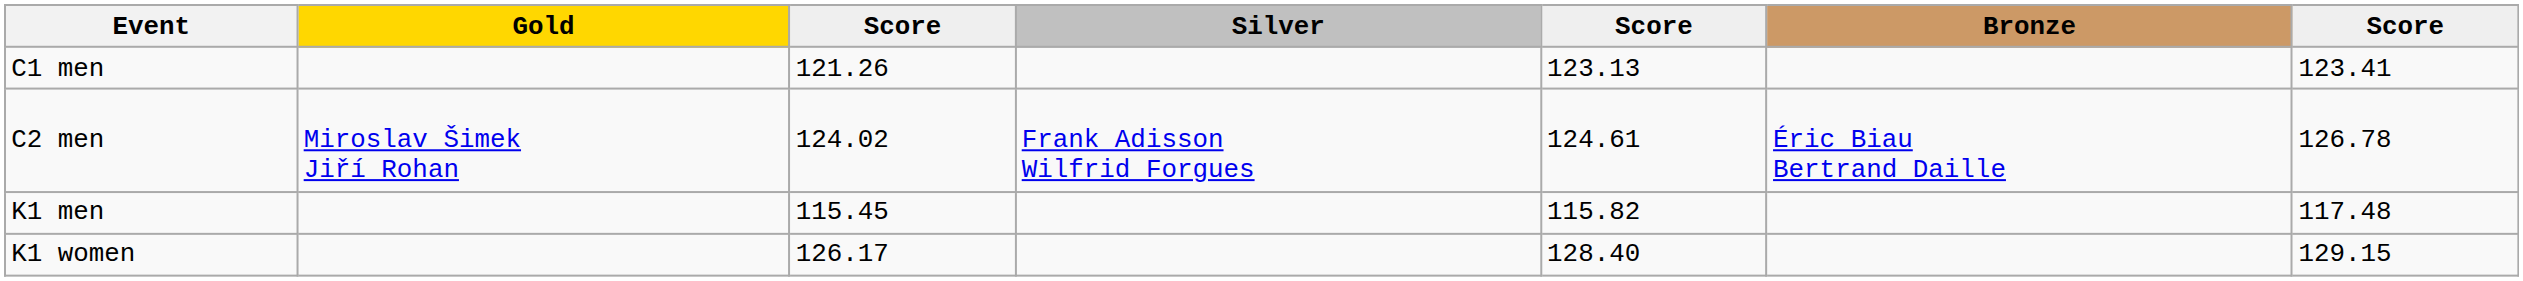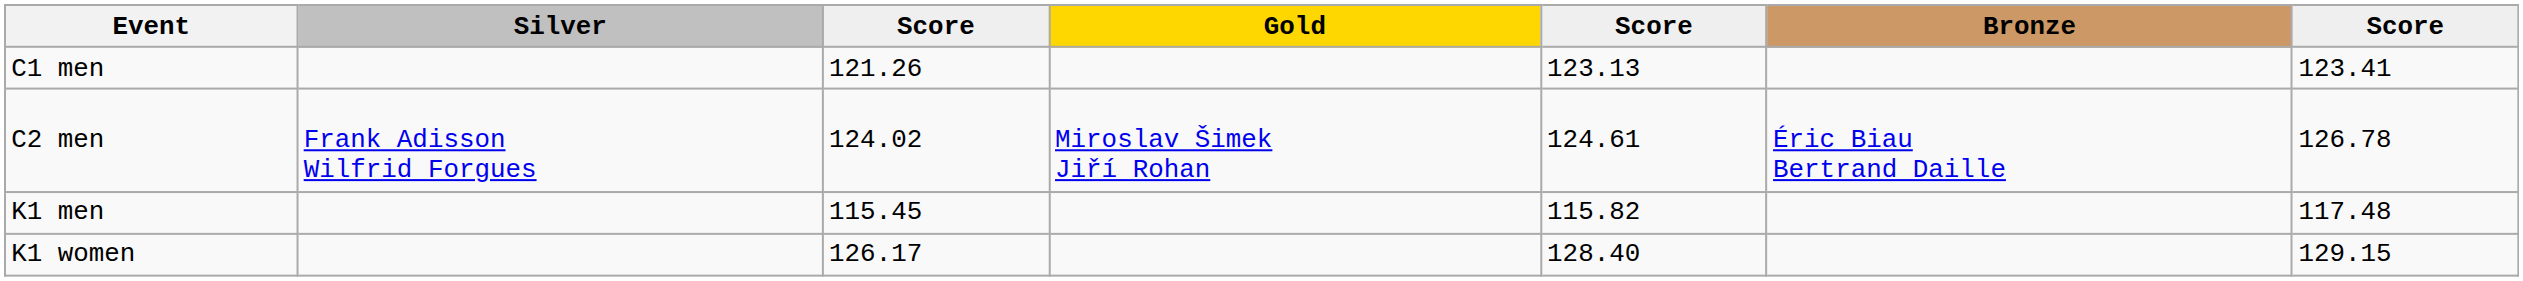columns swapped: (544, 26) <-> (1278, 26)
